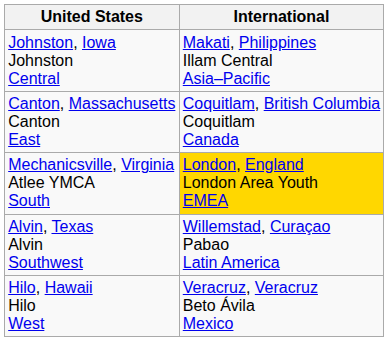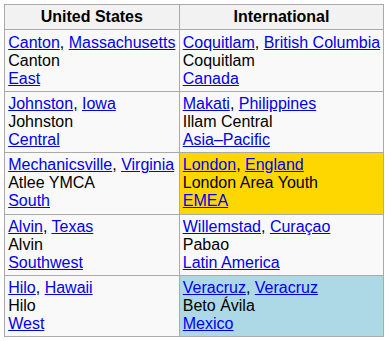rows swapped: (62, 60) <-> (92, 121)
(250, 306) no background -> (250, 306) lightblue background
